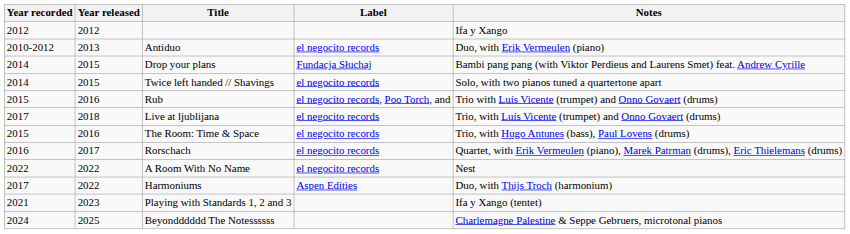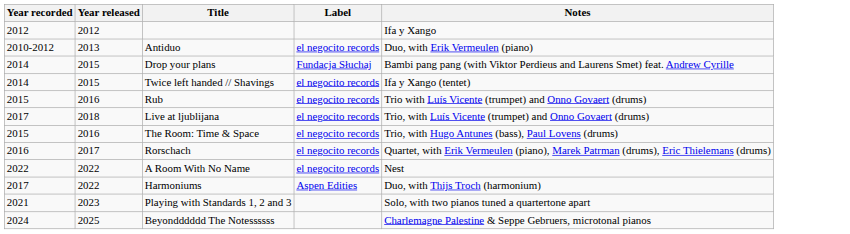(558, 82) Solo, with two pianos tuned a quartertone apart -> (427, 82) Ifa y Xango (tentet)
(373, 99) el negocito records, Poo Torch, and -> (338, 99) el negocito records
(498, 202) Ifa y Xango (tentet) -> (487, 202) Solo, with two pianos tuned a quartertone apart
